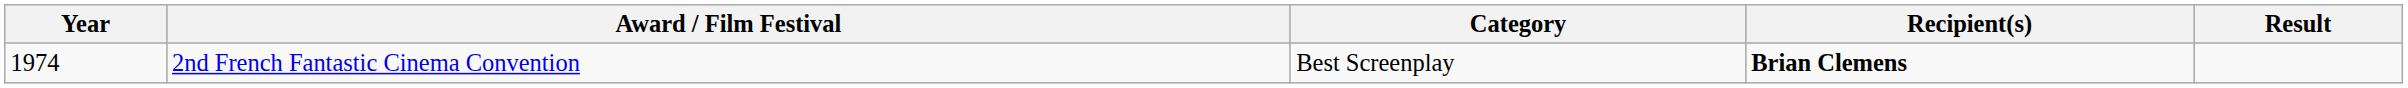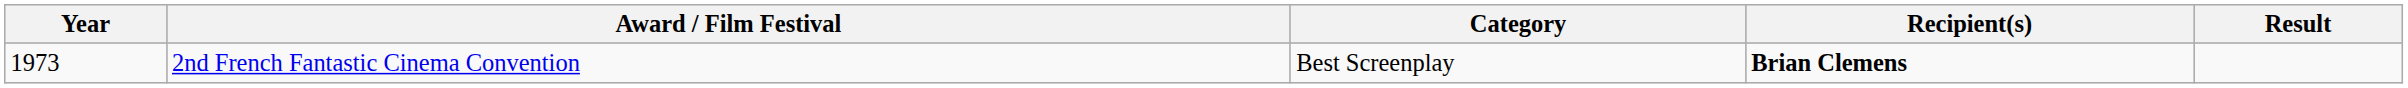(35, 62) 1974 -> (35, 62) 1973
